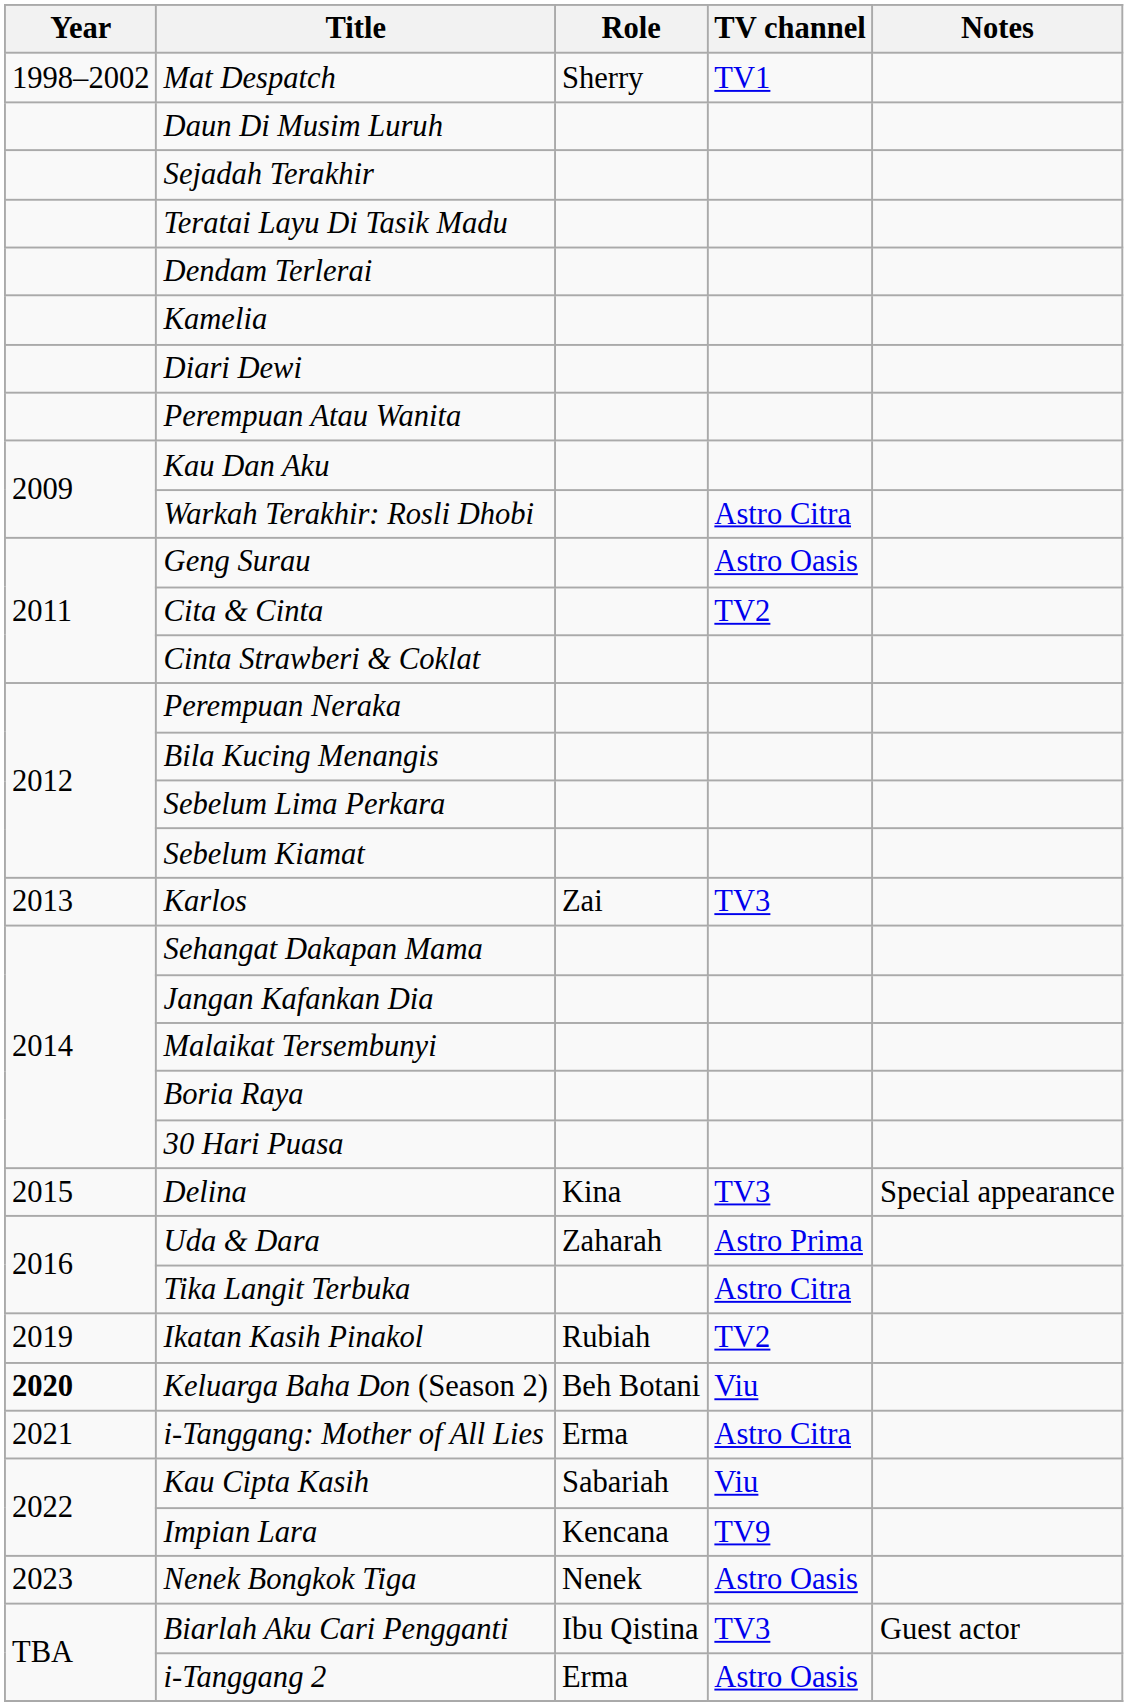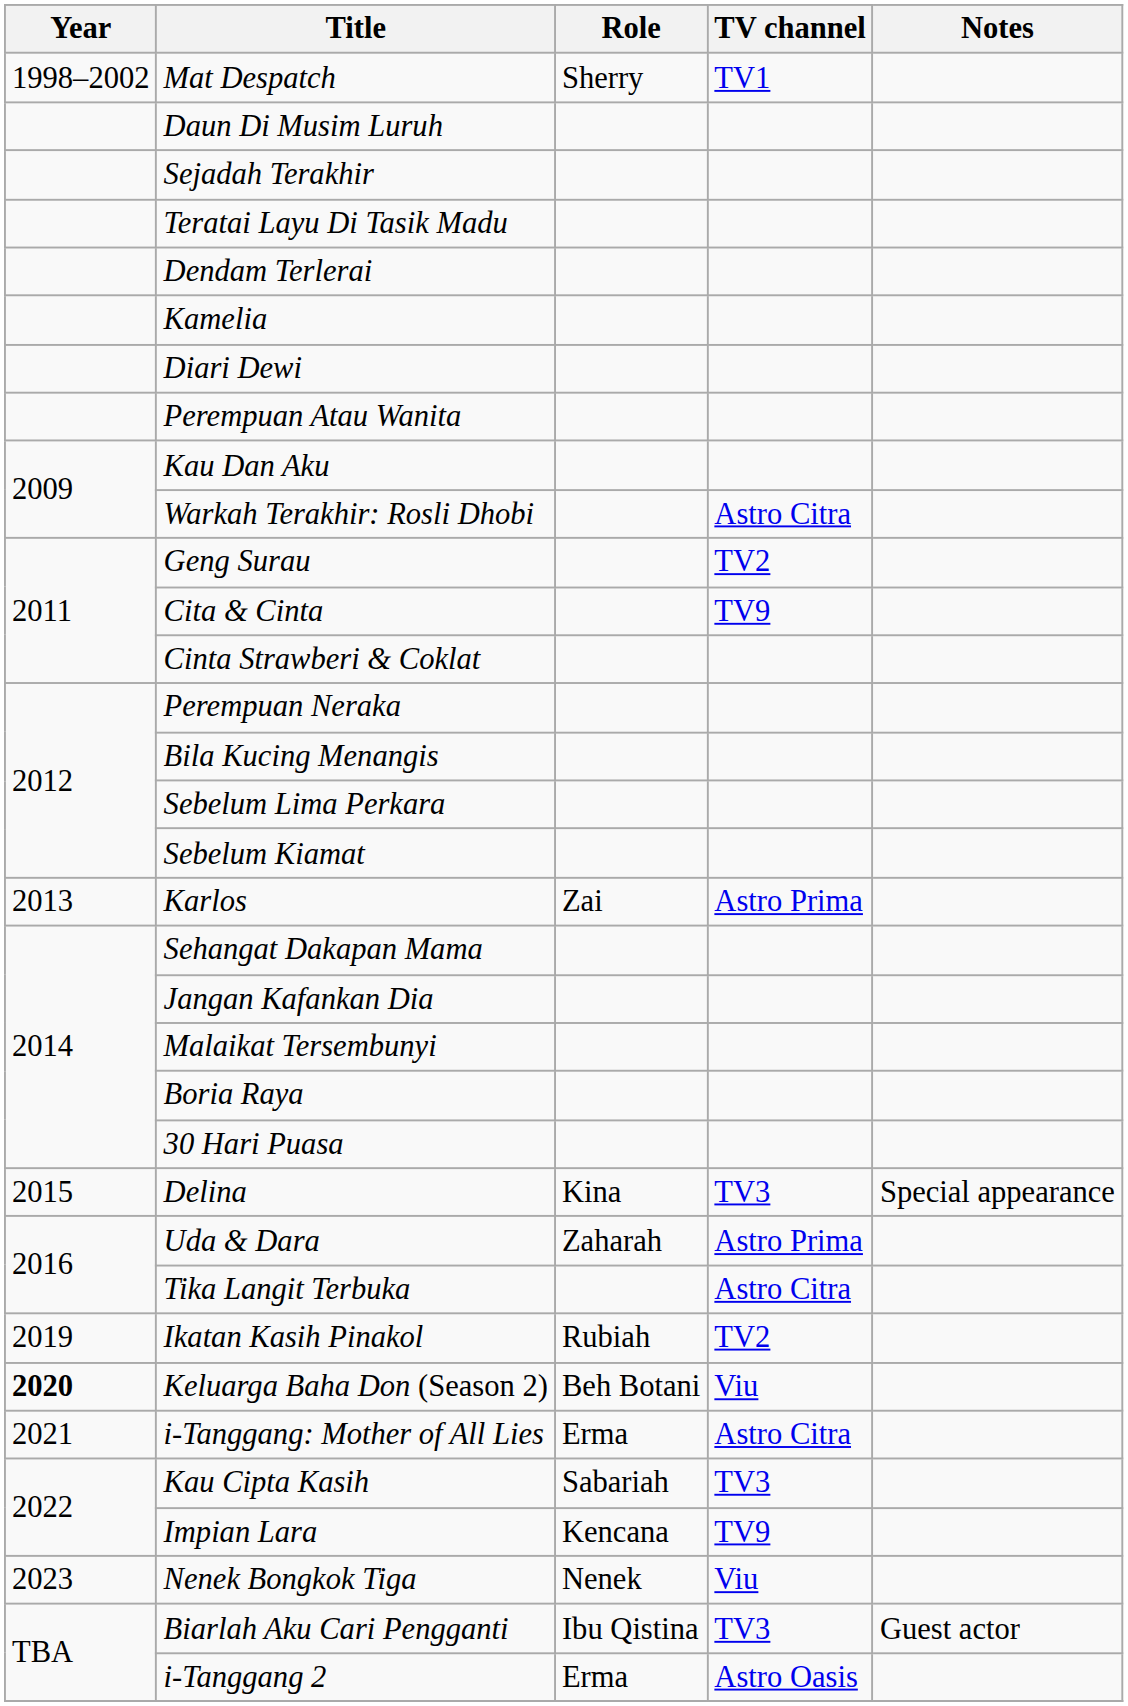(786, 561) Astro Oasis -> (742, 561) TV2
(742, 610) TV2 -> (742, 610) TV9
(742, 901) TV3 -> (789, 901) Astro Prima
(736, 1482) Viu -> (742, 1482) TV3
(786, 1579) Astro Oasis -> (736, 1579) Viu
